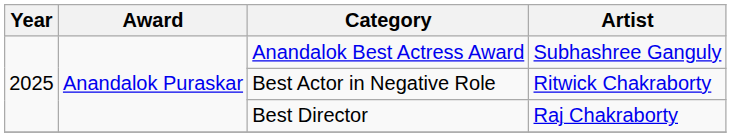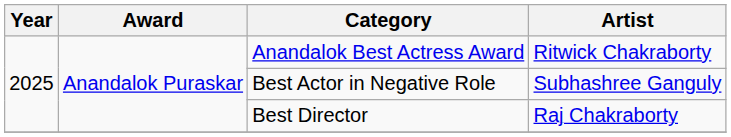(627, 52) Subhashree Ganguly -> (622, 52) Ritwick Chakraborty
(622, 83) Ritwick Chakraborty -> (627, 83) Subhashree Ganguly
